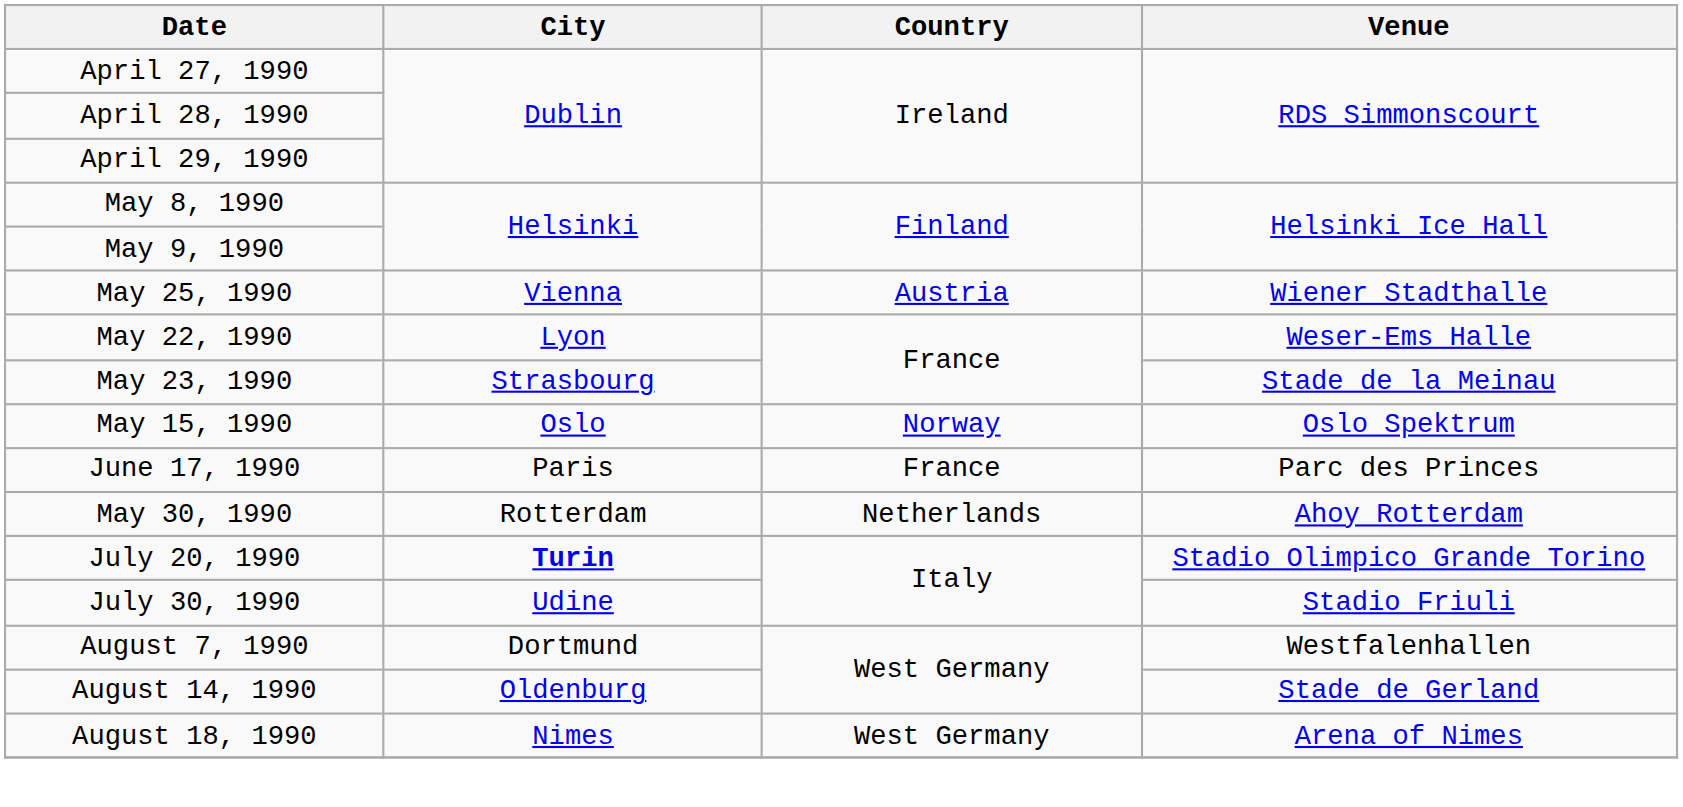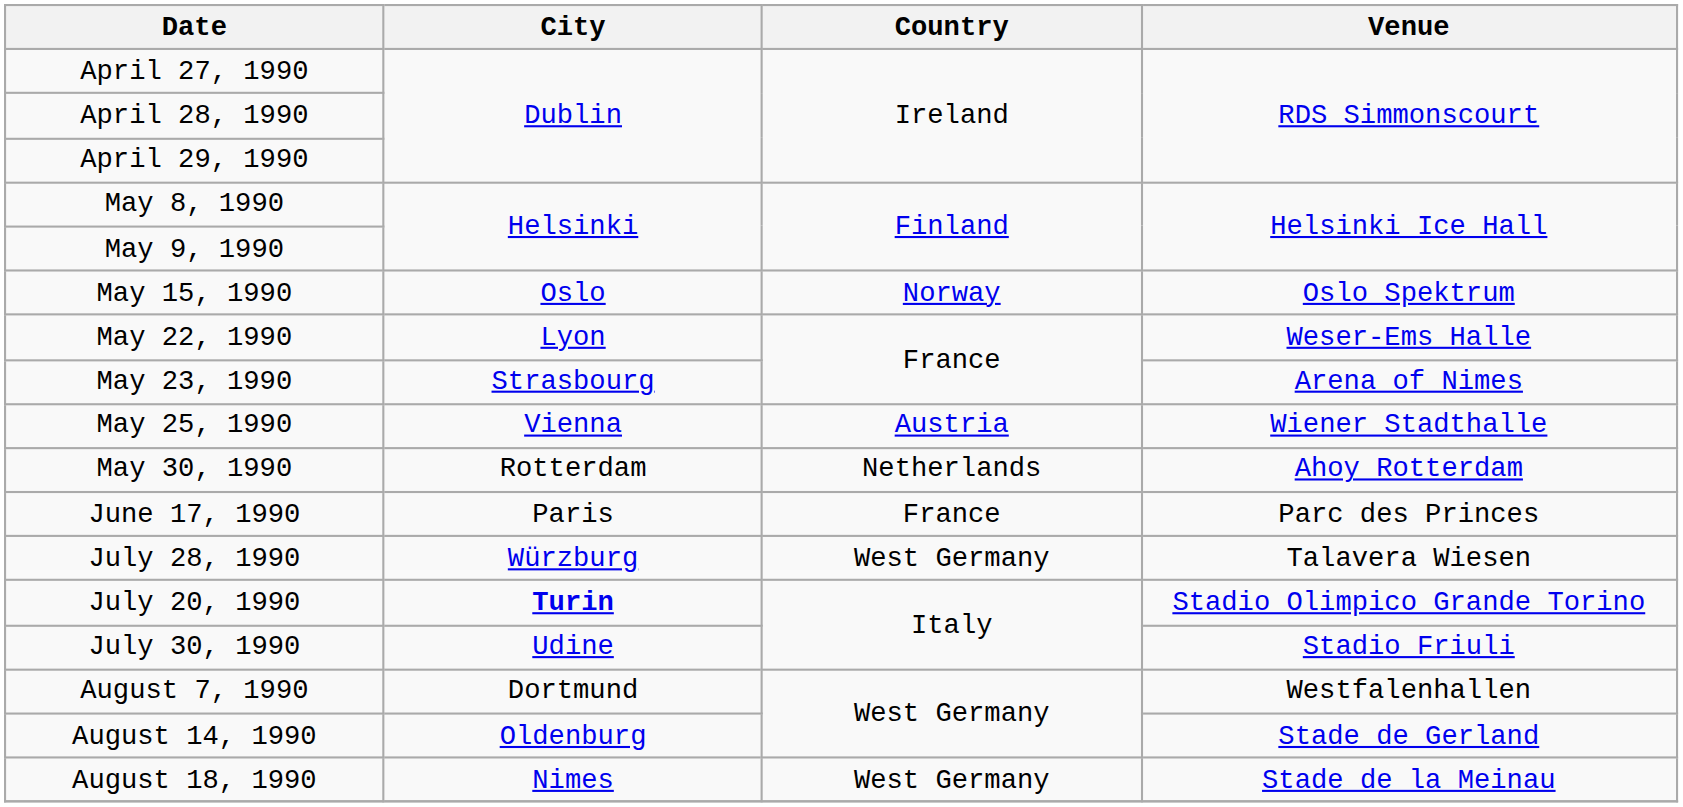rows swapped: (194, 426) <-> (194, 293)
(1409, 381) Stade de la Meinau -> (1409, 381) Arena of Nimes
rows swapped: (194, 514) <-> (194, 470)
+ row: (194, 559)
(1409, 736) Arena of Nimes -> (1409, 780) Stade de la Meinau
